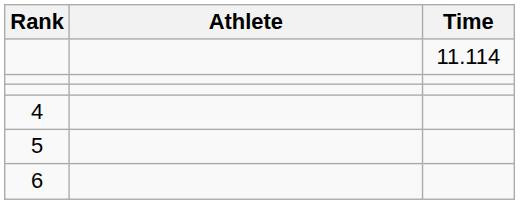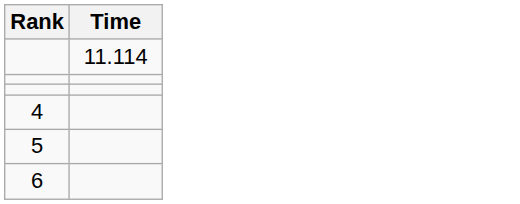- column: (246, 21)
